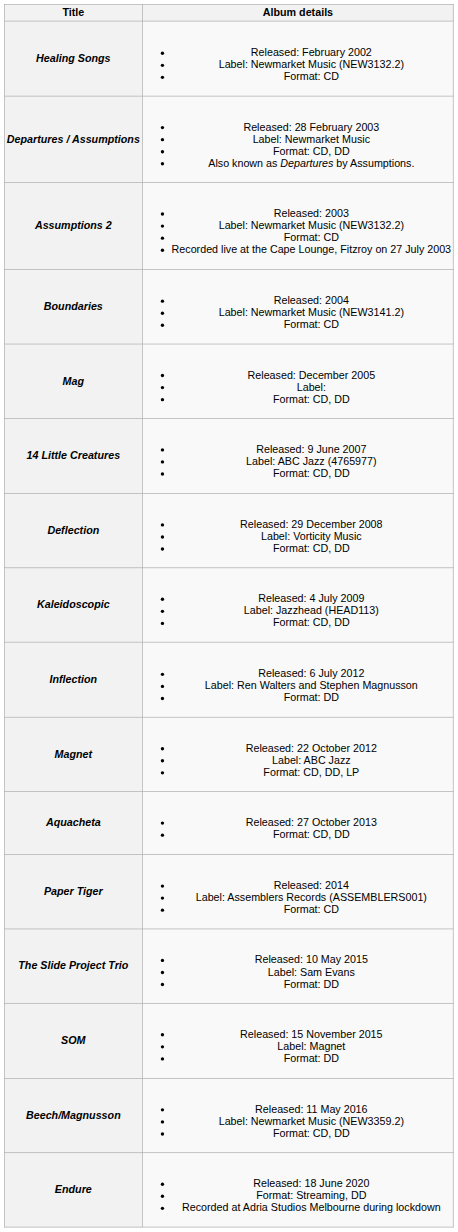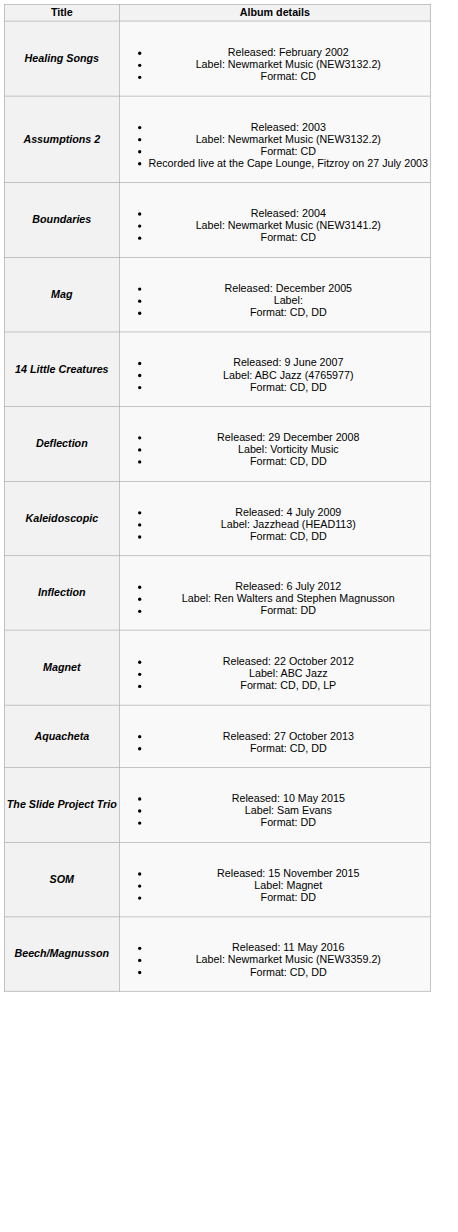- row: (73, 139)
- row: (73, 891)
- row: (73, 1190)
